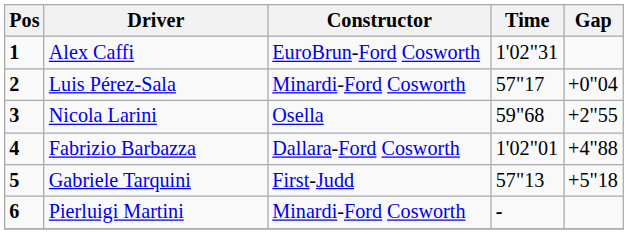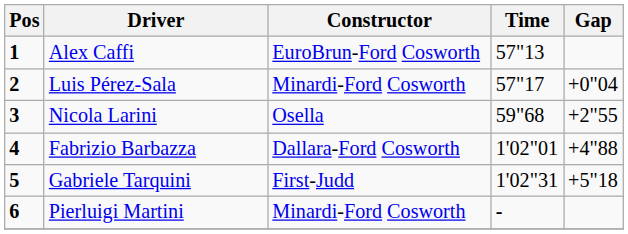(527, 52) 1'02"31 -> (520, 52) 57"13
(520, 180) 57"13 -> (527, 180) 1'02"31
